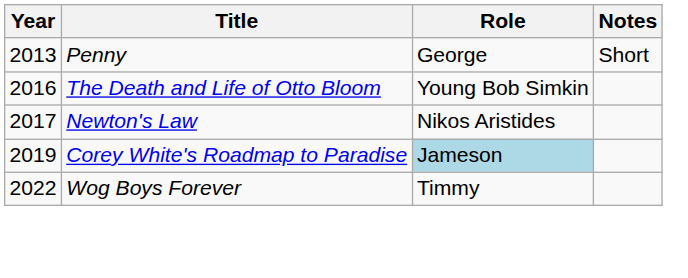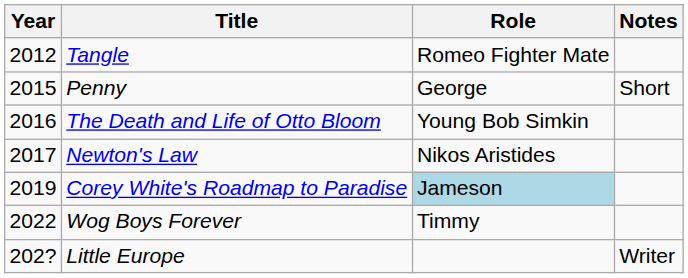+ row: (98, 54)
(33, 54) 2013 -> (33, 88) 2015
+ row: (126, 255)
